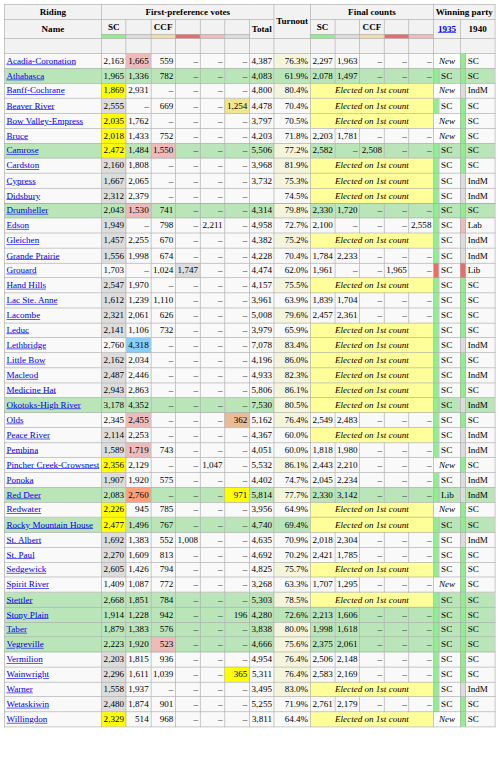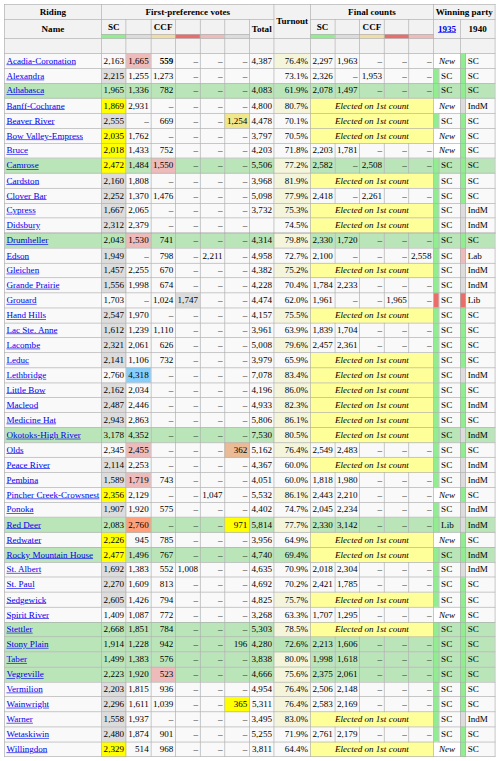(167, 61) normal -> (167, 61) bold
(296, 61) 76.3% -> (296, 61) 76.4%
+ row: (25, 76)
(296, 91) 80.4% -> (296, 106) 80.7%
(296, 106) 70.4% -> (296, 121) 70.1%
+ row: (26, 196)
(473, 525) SC -> (478, 555) IndM
(114, 630) 1,879 -> (114, 660) 1,499
